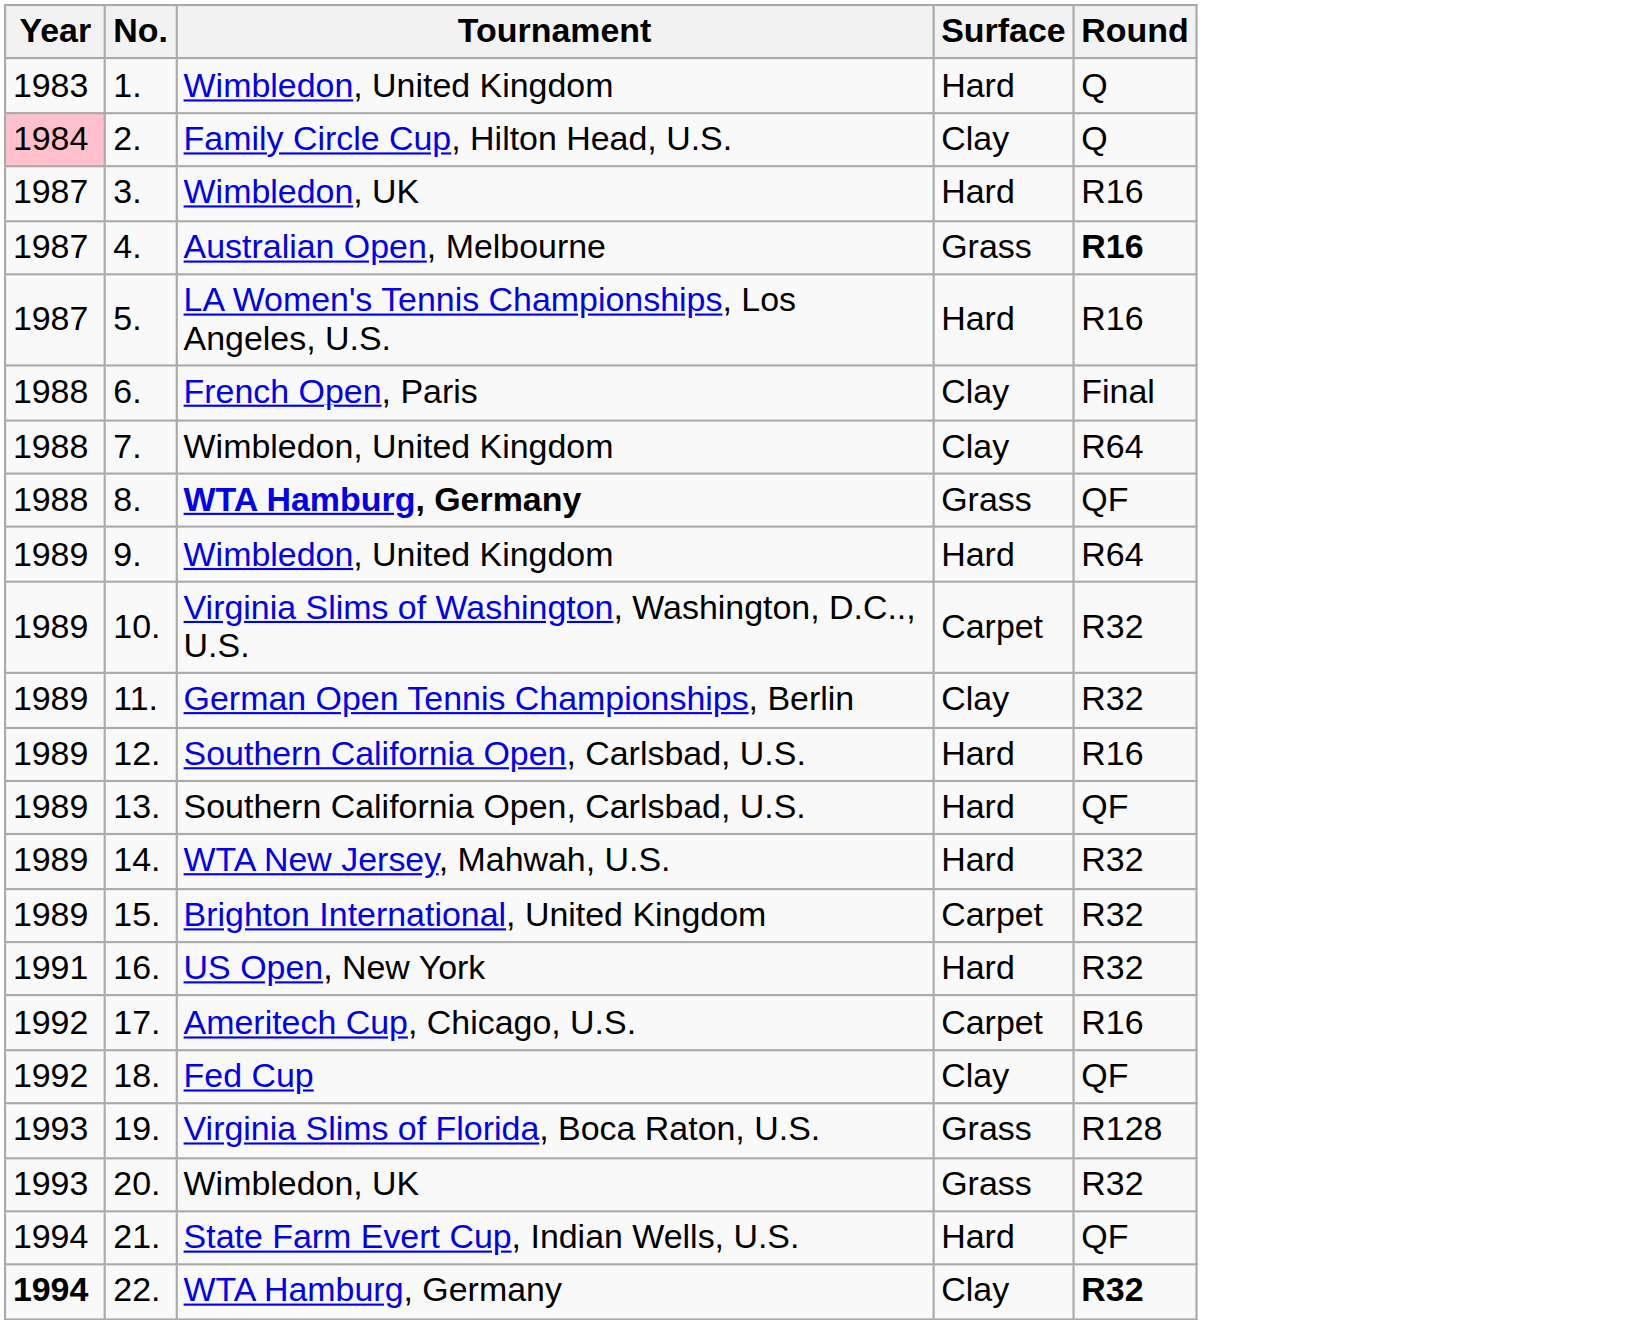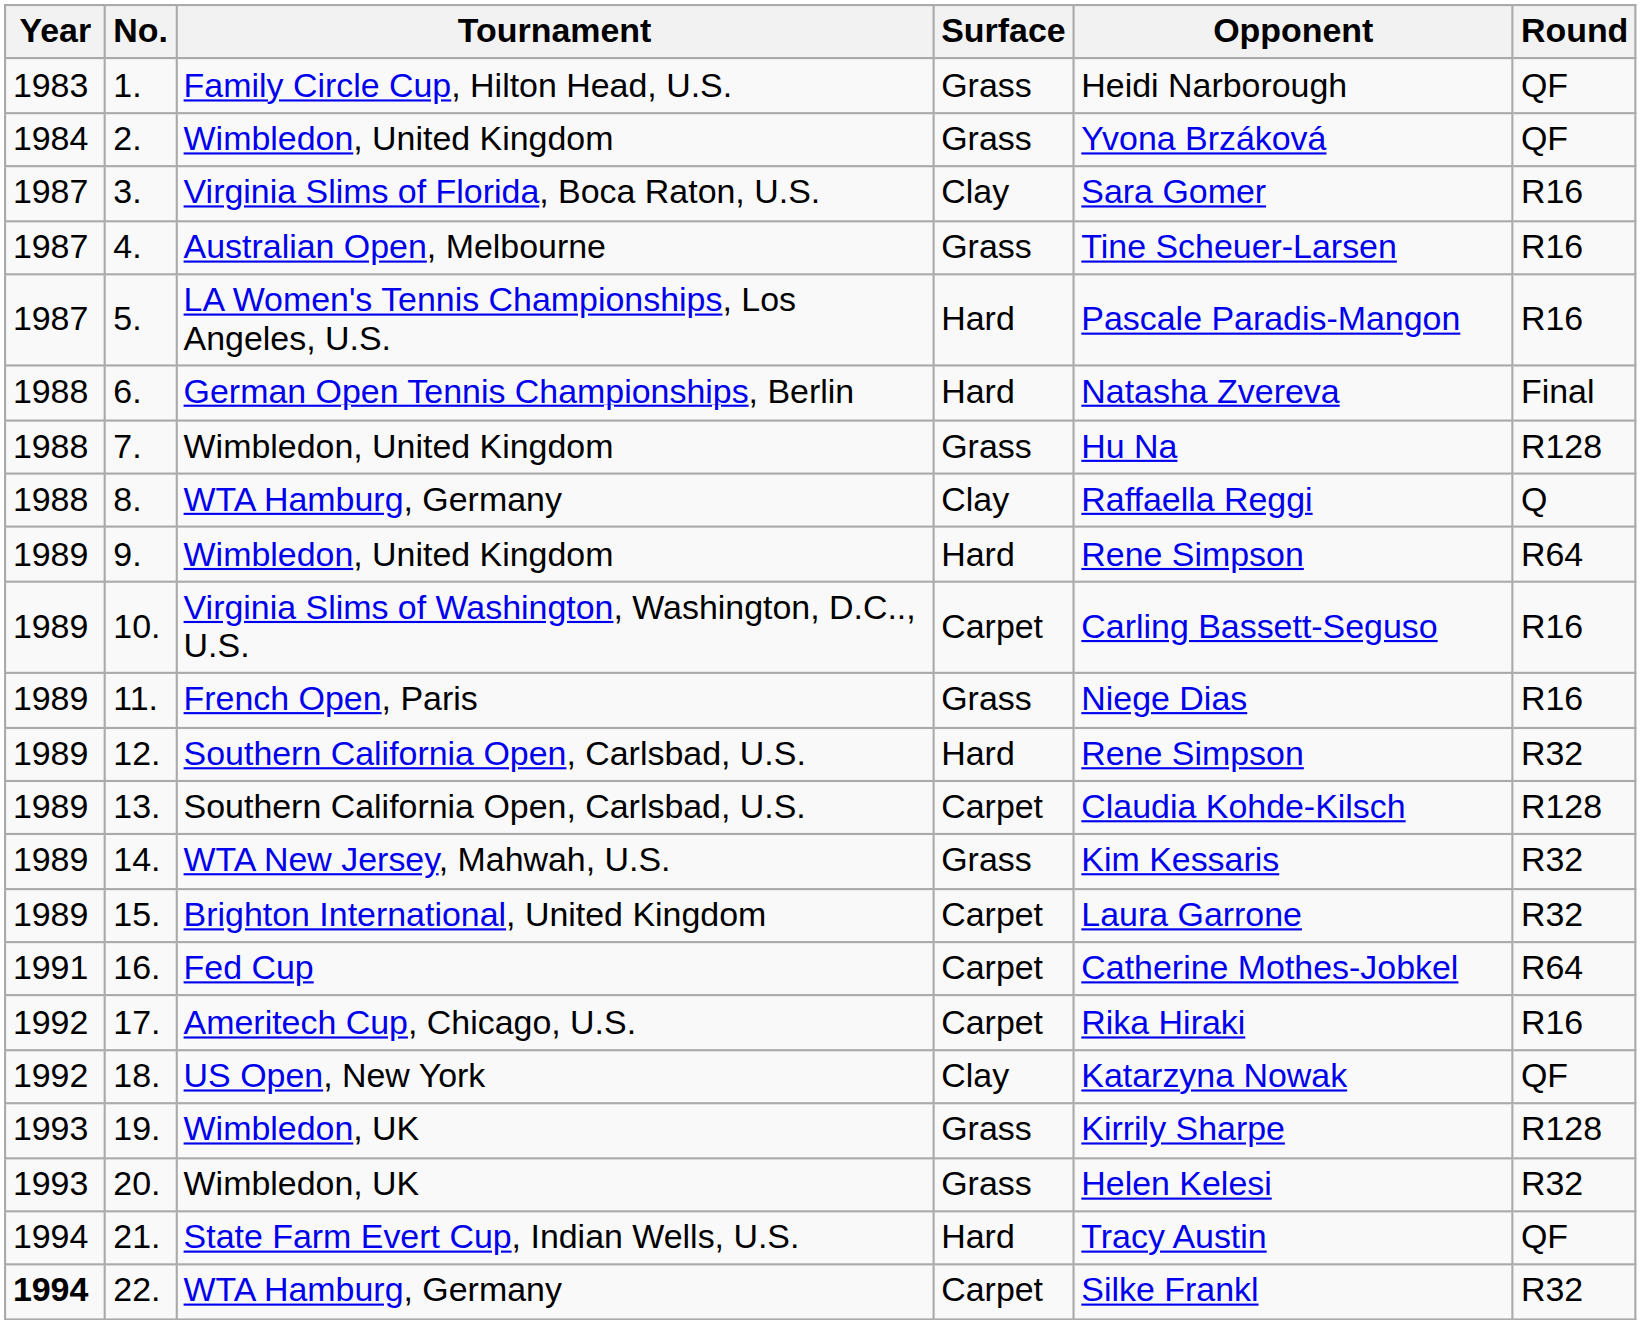+ column: (1293, 31)
(399, 85) Wimbledon, United Kingdom -> (458, 85) Family Circle Cup, Hilton Head, U.S.
(978, 85) Hard -> (986, 85) Grass
(1095, 85) Q -> (1545, 85) QF
(51, 138) pink background -> (51, 138) no background
(458, 138) Family Circle Cup, Hilton Head, U.S. -> (399, 138) Wimbledon, United Kingdom
(975, 138) Clay -> (986, 138) Grass
(1095, 138) Q -> (1545, 138) QF
(301, 192) Wimbledon, UK -> (502, 192) Virginia Slims of Florida, Boca Raton, U.S.
(978, 192) Hard -> (975, 192) Clay
(1112, 246) bold -> (1552, 246) normal
(331, 392) French Open, Paris -> (519, 392) German Open Tennis Championships, Berlin
(975, 392) Clay -> (978, 392) Hard
(975, 446) Clay -> (986, 446) Grass
(1112, 446) R64 -> (1562, 446) R128
(382, 499) bold -> (373, 499) normal
(986, 499) Grass -> (975, 499) Clay
(1105, 499) QF -> (1534, 499) Q
(1112, 626) R32 -> (1552, 626) R16
(519, 699) German Open Tennis Championships, Berlin -> (331, 699) French Open, Paris
(975, 699) Clay -> (986, 699) Grass
(1112, 699) R32 -> (1552, 699) R16
(1112, 753) R16 -> (1552, 753) R32
(978, 807) Hard -> (992, 807) Carpet
(1105, 807) QF -> (1562, 807) R128
(978, 860) Hard -> (986, 860) Grass
(334, 968) US Open, New York -> (249, 968) Fed Cup
(978, 968) Hard -> (992, 968) Carpet
(1112, 968) R32 -> (1552, 968) R64
(249, 1076) Fed Cup -> (334, 1076) US Open, New York
(502, 1129) Virginia Slims of Florida, Boca Raton, U.S. -> (301, 1129) Wimbledon, UK
(975, 1291) Clay -> (992, 1291) Carpet
(1112, 1291) bold -> (1552, 1291) normal
